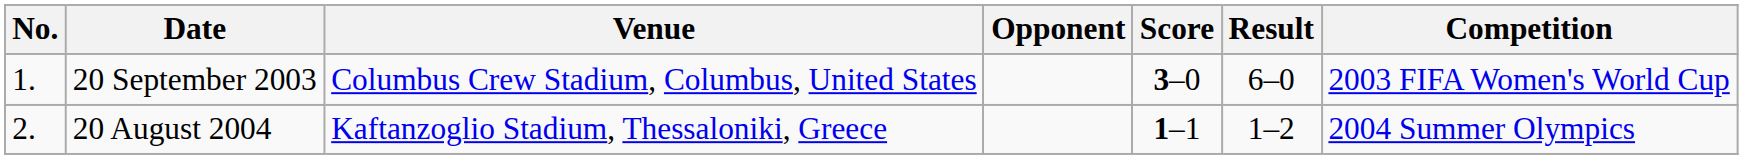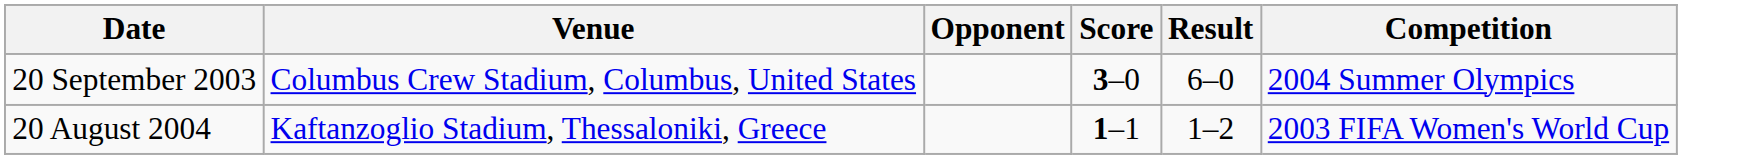- column: (35, 29)
(1529, 79) 2003 FIFA Women's World Cup -> (1421, 79) 2004 Summer Olympics
(1482, 128) 2004 Summer Olympics -> (1468, 128) 2003 FIFA Women's World Cup
